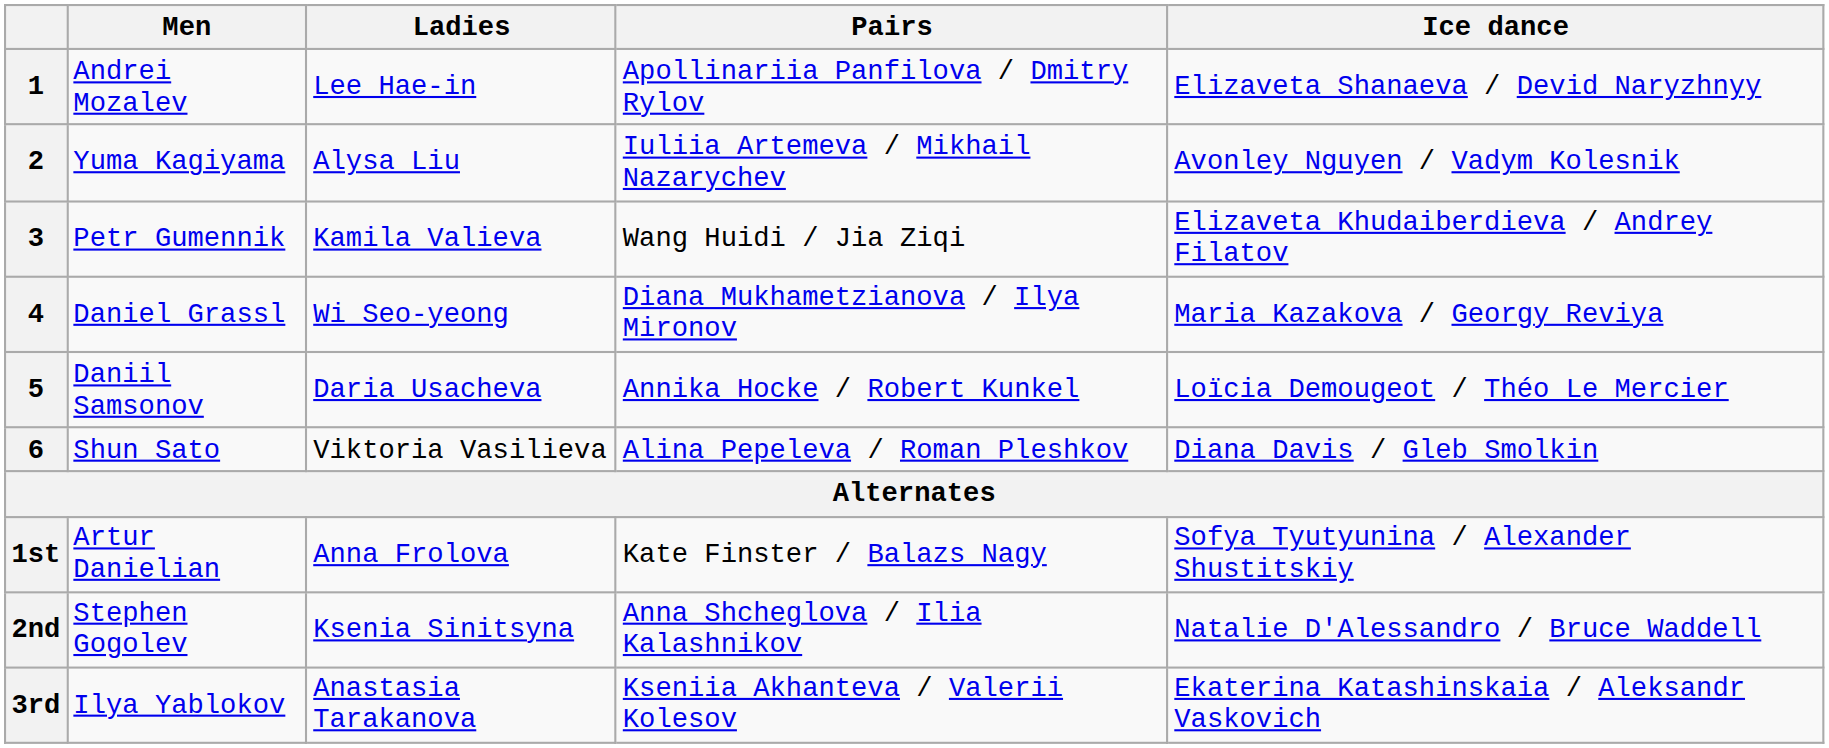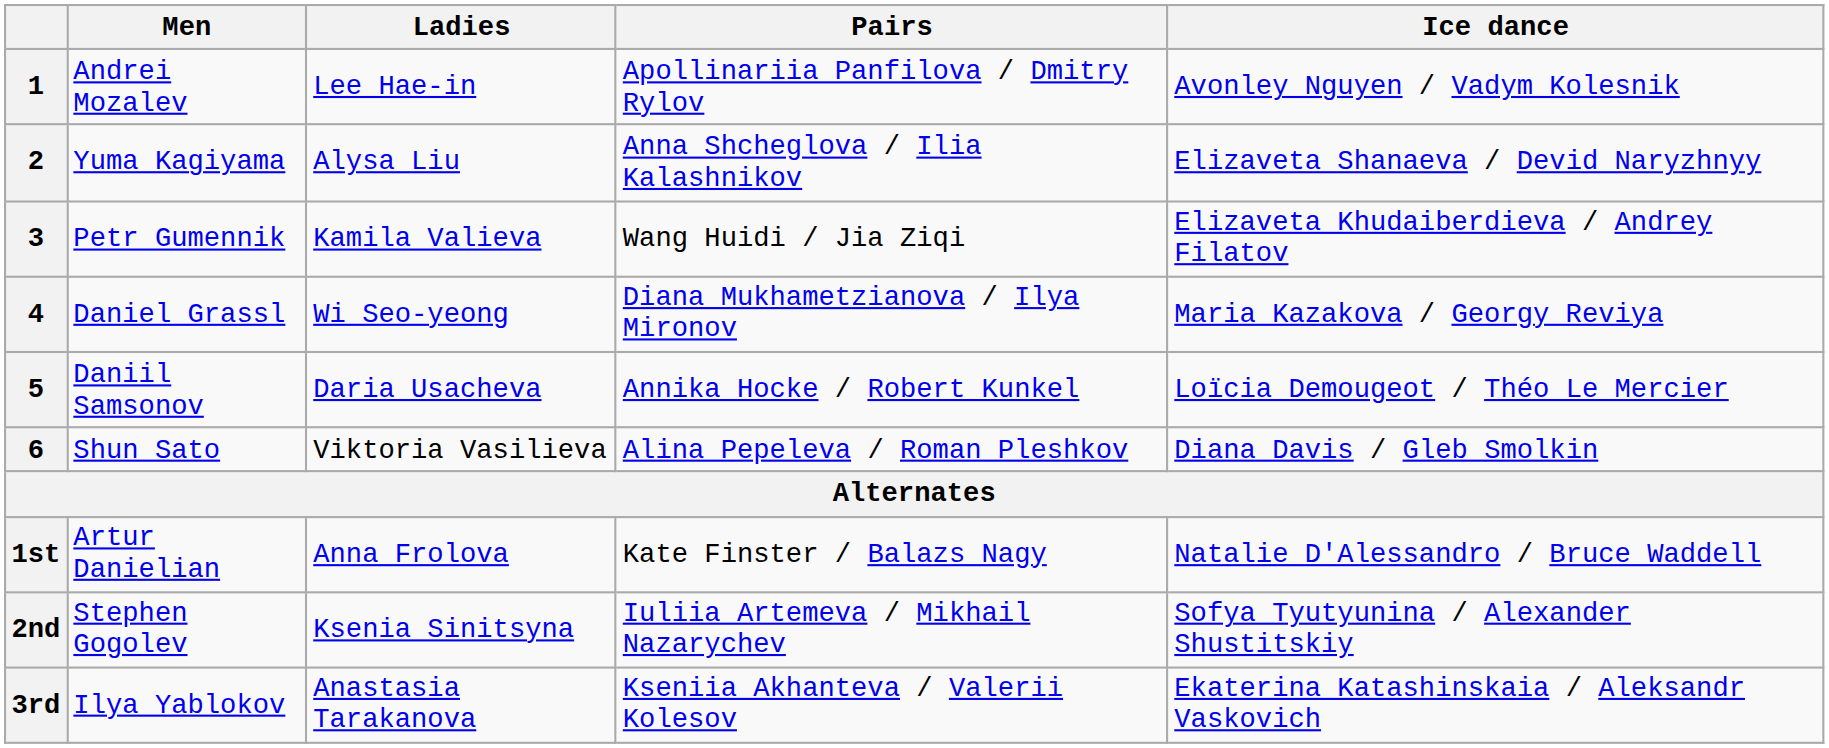(1468, 87) Elizaveta Shanaeva / Devid Naryzhnyy -> (1427, 87) Avonley Nguyen / Vadym Kolesnik
(827, 163) Iuliia Artemeva / Mikhail Nazarychev -> (802, 163) Anna Shcheglova / Ilia Kalashnikov
(1427, 163) Avonley Nguyen / Vadym Kolesnik -> (1468, 163) Elizaveta Shanaeva / Devid Naryzhnyy
(1403, 554) Sofya Tyutyunina / Alexander Shustitskiy -> (1468, 554) Natalie D'Alessandro / Bruce Waddell
(802, 629) Anna Shcheglova / Ilia Kalashnikov -> (827, 629) Iuliia Artemeva / Mikhail Nazarychev
(1468, 629) Natalie D'Alessandro / Bruce Waddell -> (1403, 629) Sofya Tyutyunina / Alexander Shustitskiy
